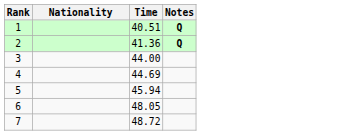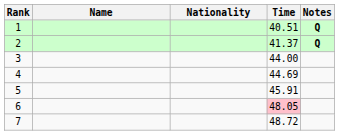+ column: (101, 12)
(146, 44) 41.36 -> (284, 44) 41.37
(146, 91) 45.94 -> (284, 91) 45.91
(146, 106) no background -> (284, 106) pink background
